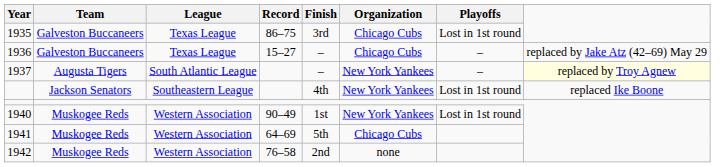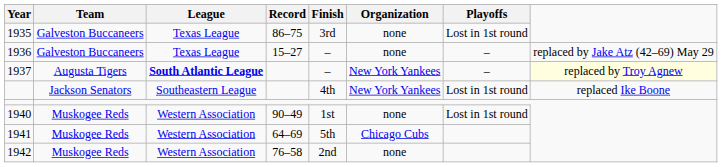(388, 33) Chicago Cubs -> (395, 33) none
(388, 52) Chicago Cubs -> (395, 52) none
(203, 71) normal -> (206, 71) bold
(388, 114) New York Yankees -> (395, 114) none
